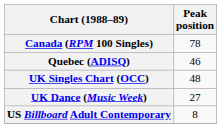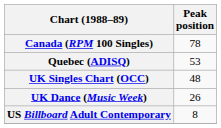(195, 61) 46 -> (195, 61) 53
(195, 97) 27 -> (195, 97) 26
